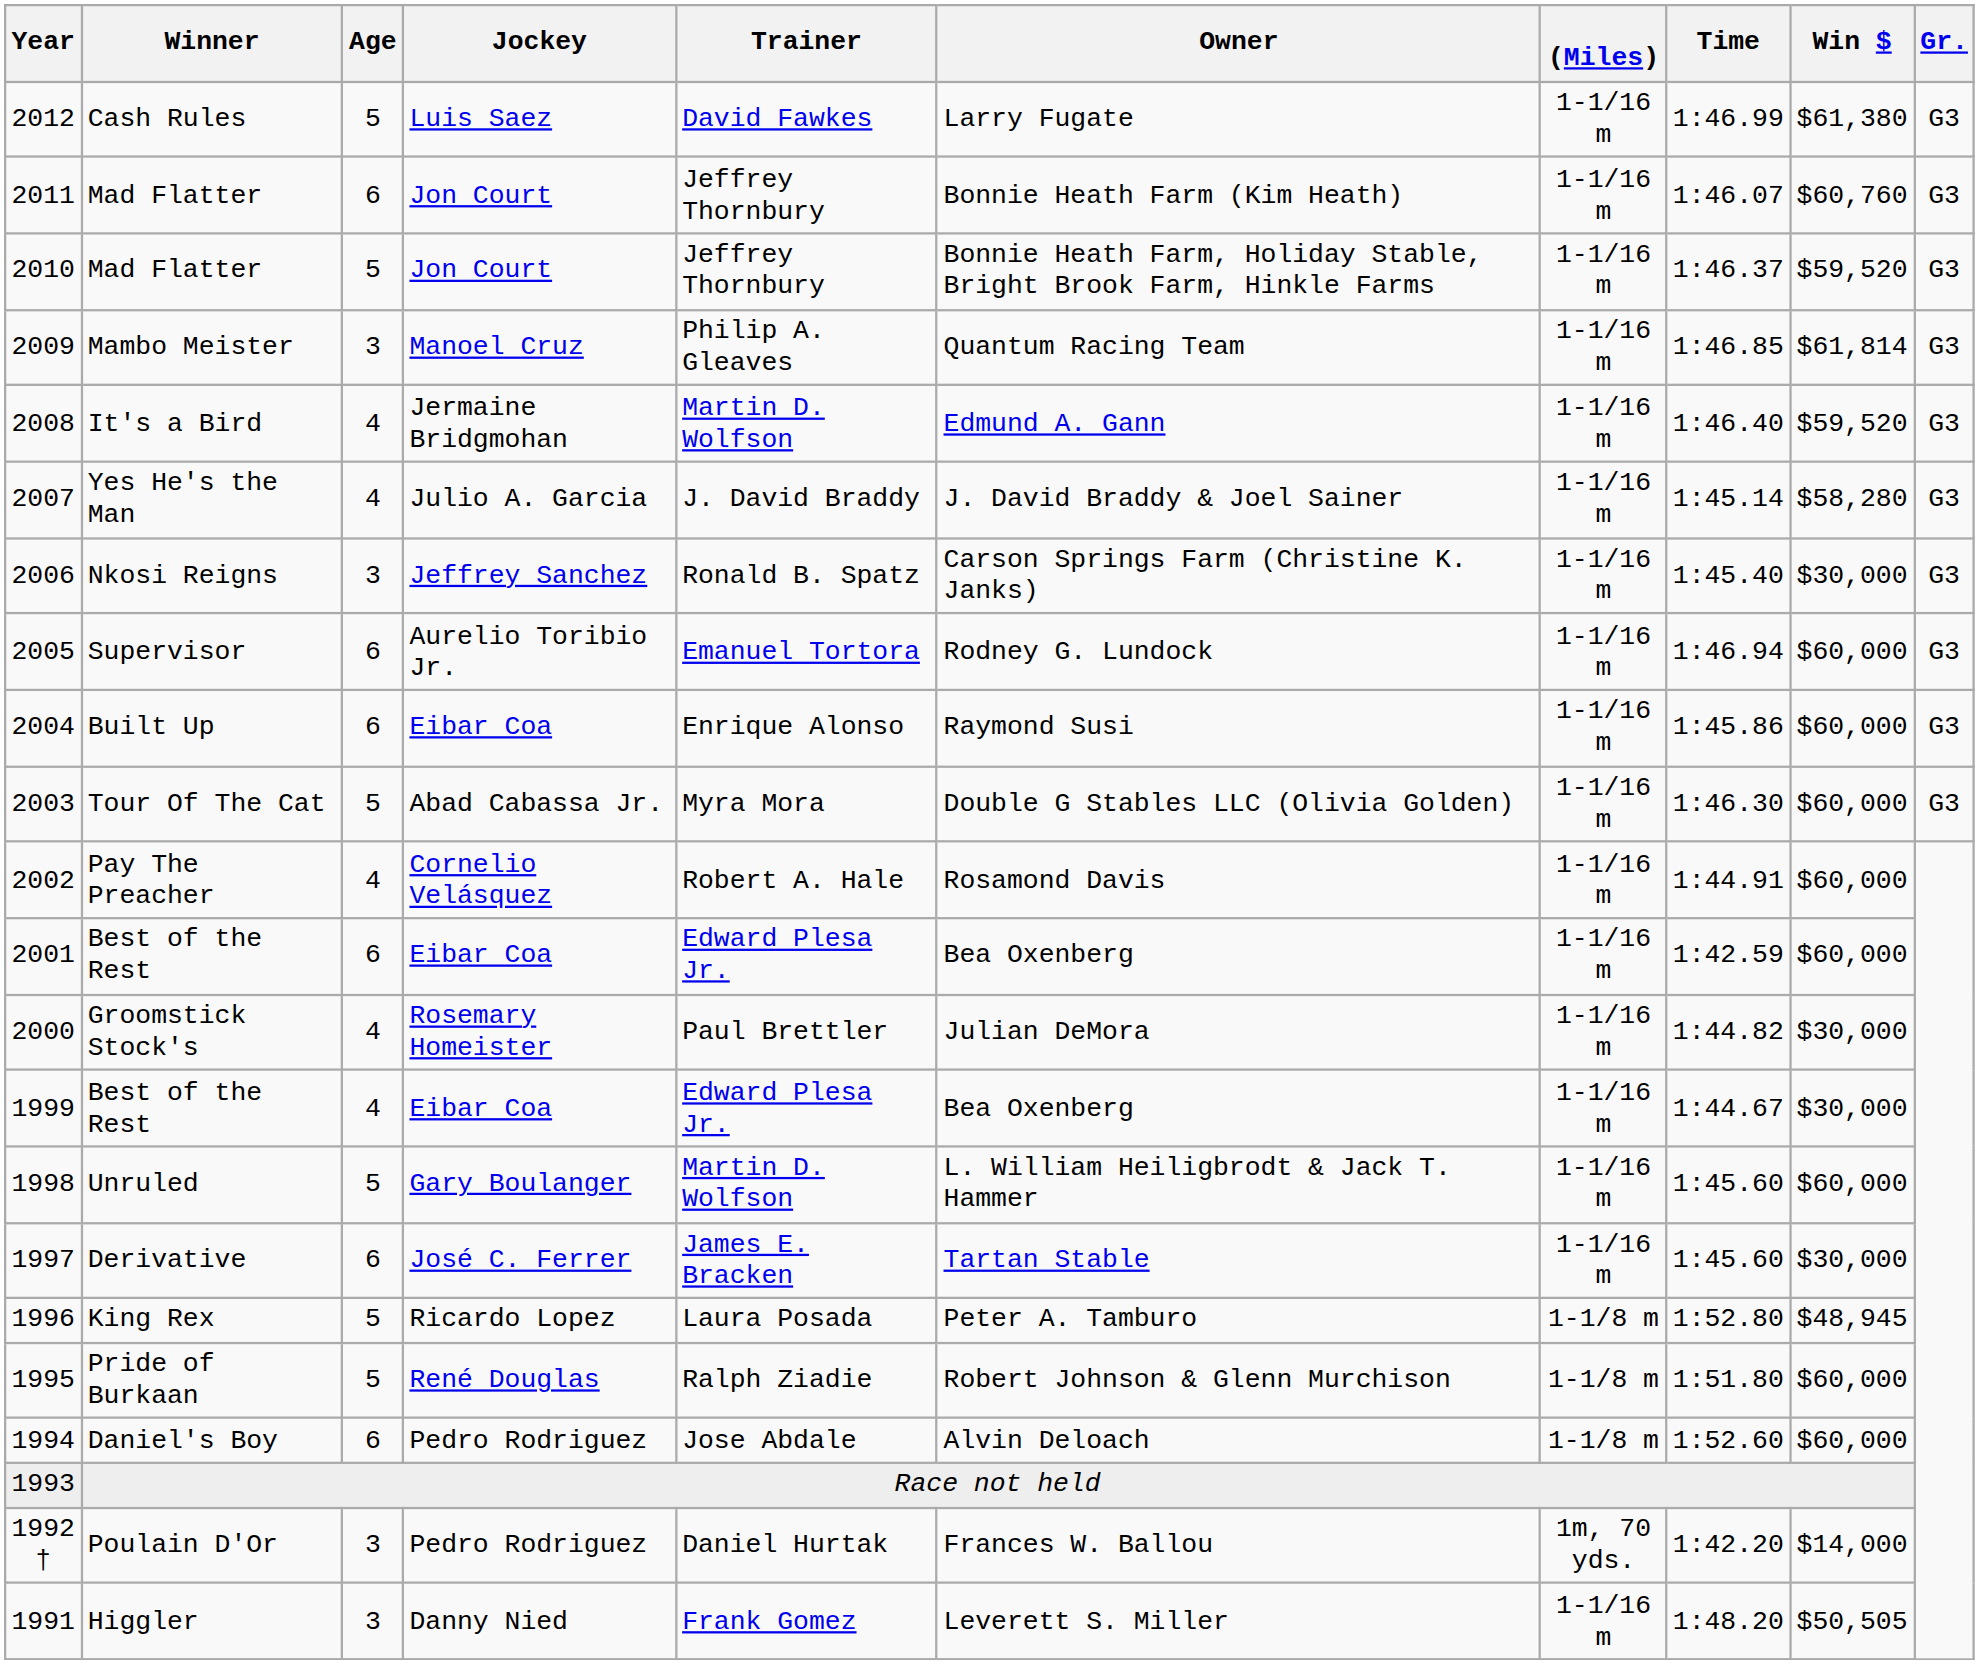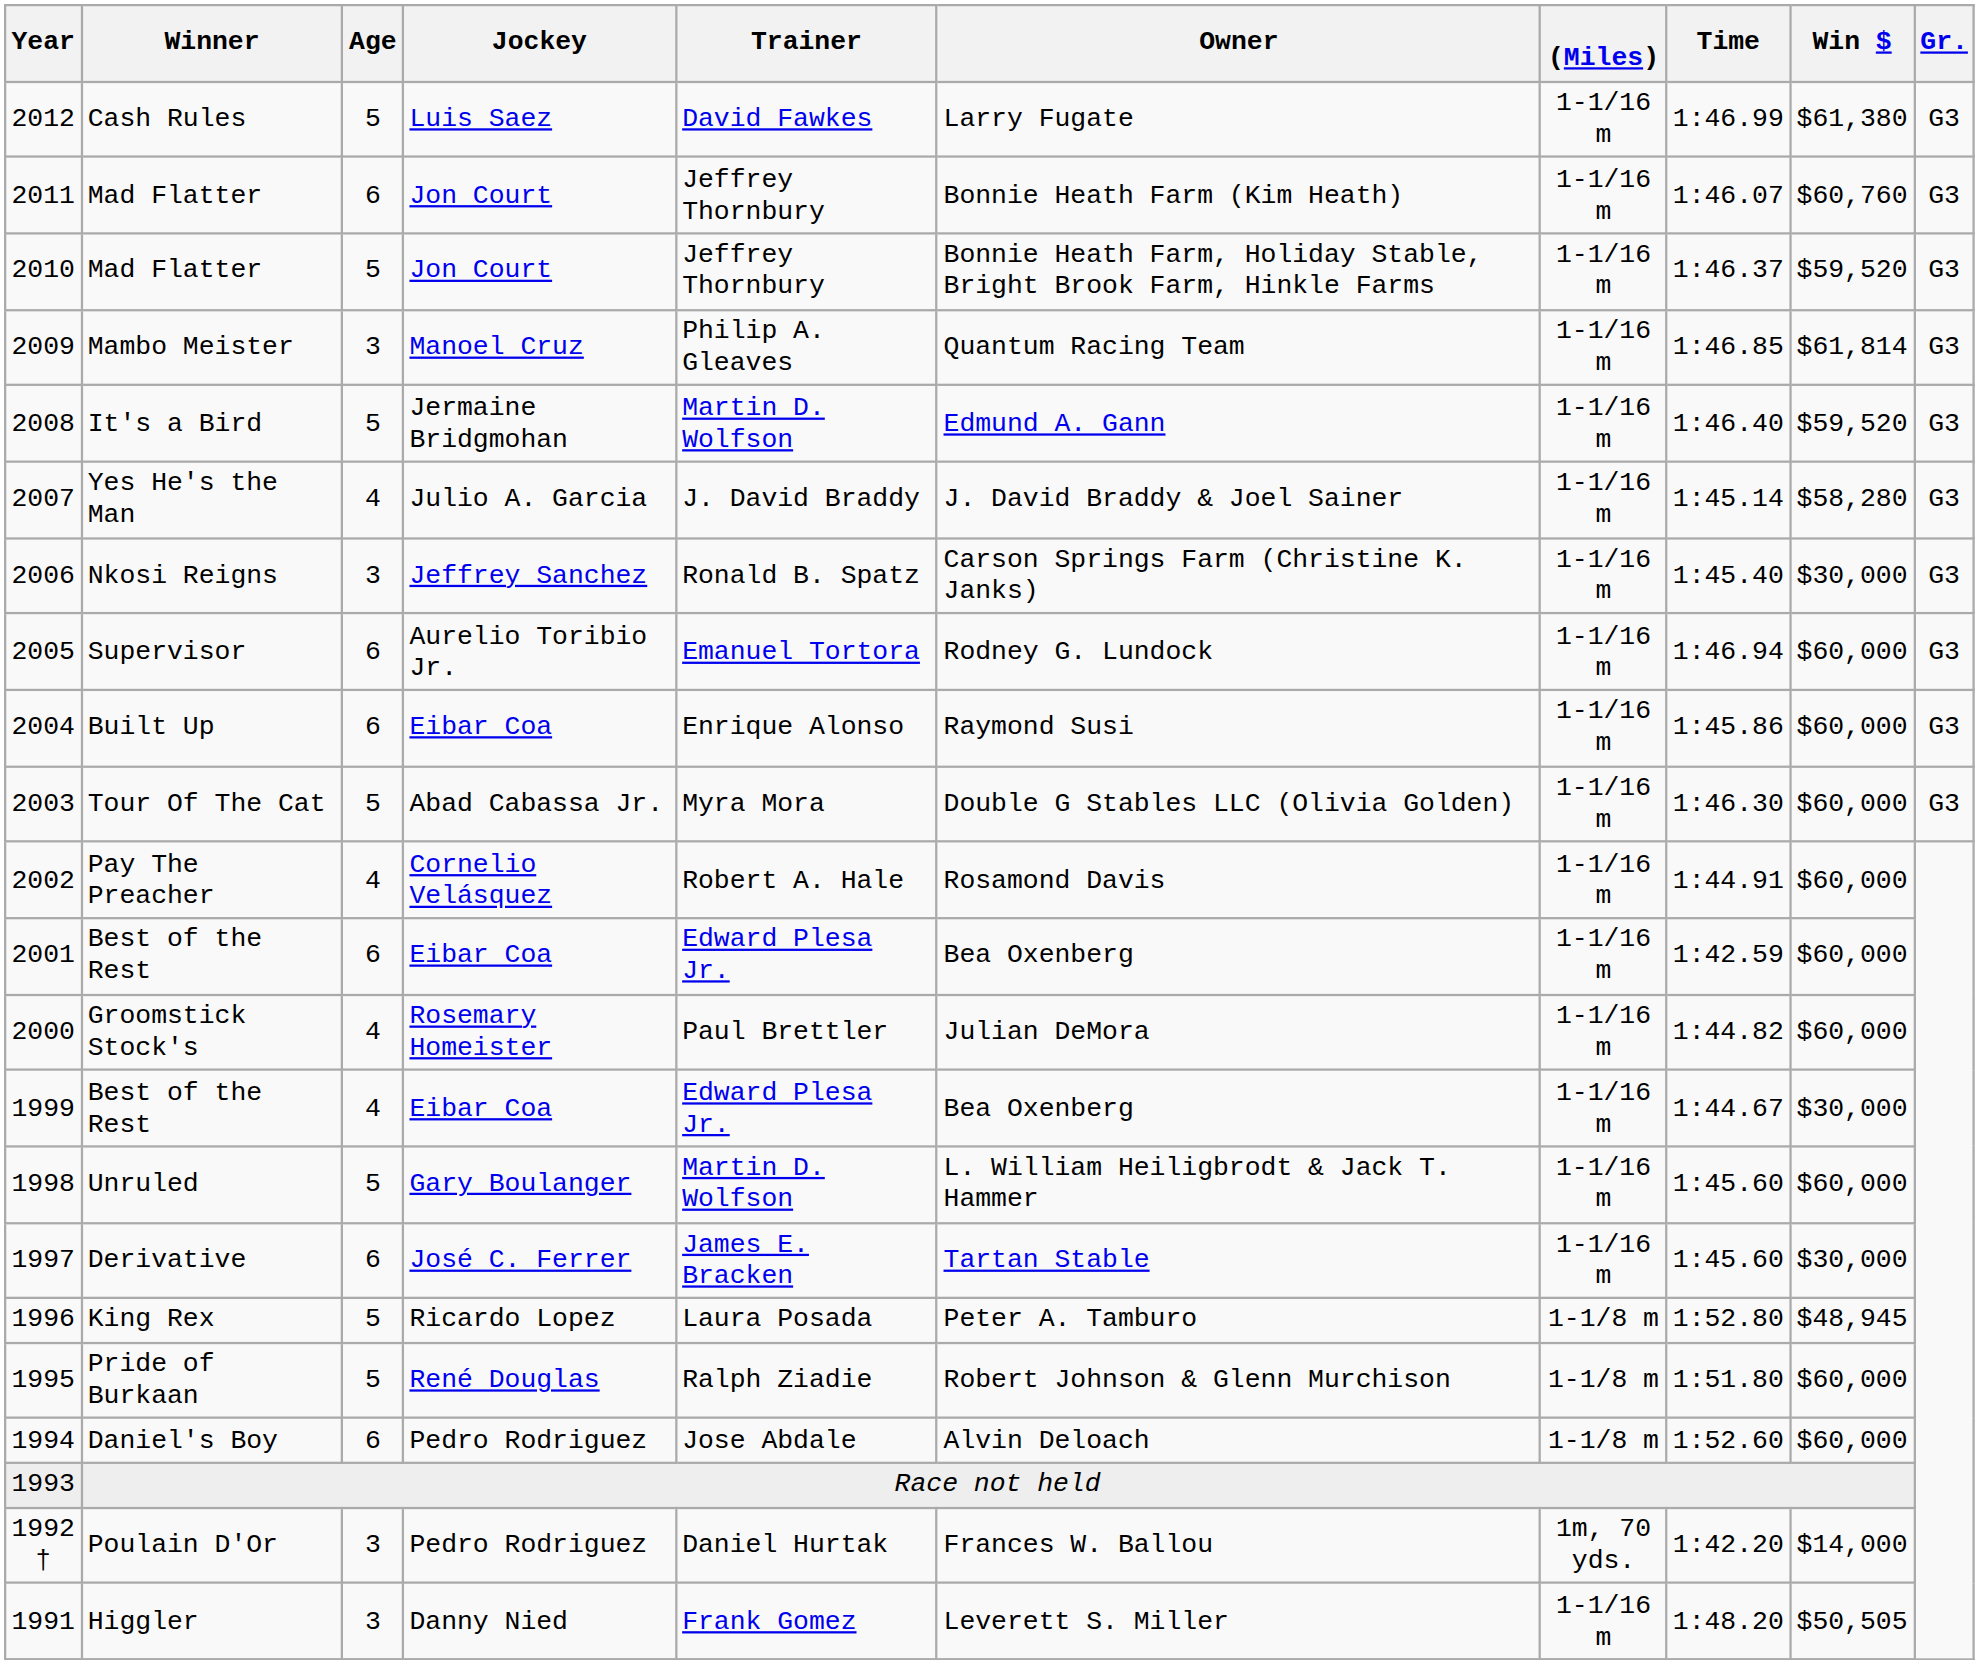(373, 423) 4 -> (373, 423) 5
(1852, 1032) $30,000 -> (1852, 1032) $60,000
